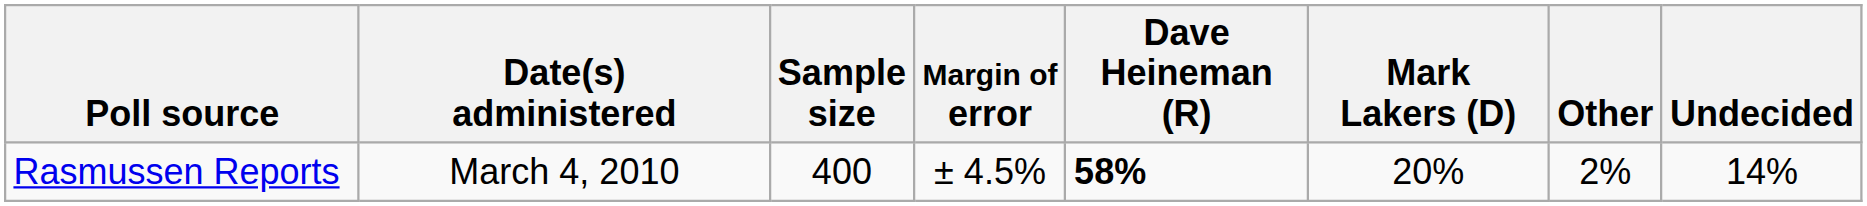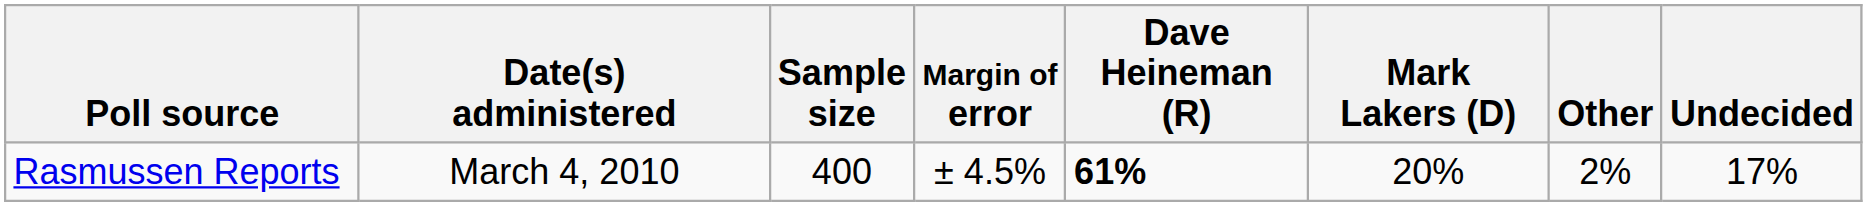(1110, 171) 58% -> (1110, 171) 61%
(1762, 171) 14% -> (1762, 171) 17%
